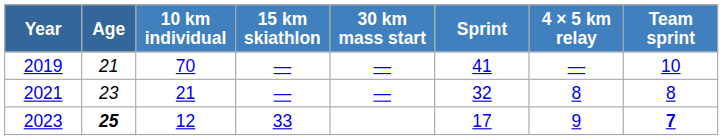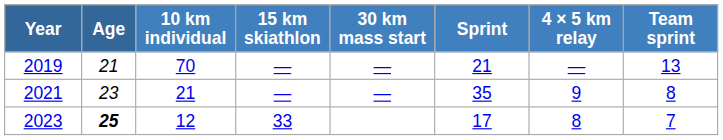(482, 66) 41 -> (482, 66) 21
(671, 66) 10 -> (671, 66) 13
(482, 93) 32 -> (482, 93) 35
(576, 93) 8 -> (576, 93) 9
(576, 121) 9 -> (576, 121) 8
(671, 121) bold -> (671, 121) normal
